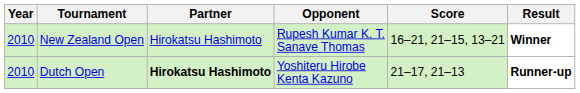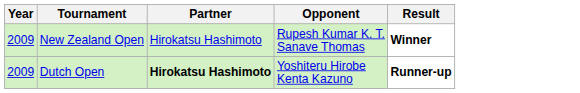- column: (448, 14)
(21, 40) 2010 -> (21, 40) 2009
(21, 73) 2010 -> (21, 73) 2009
